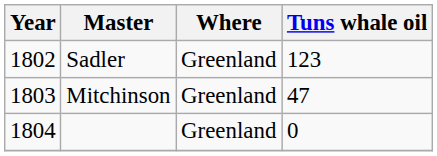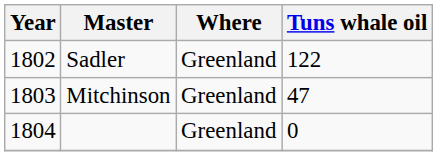(304, 58) 123 -> (304, 58) 122
